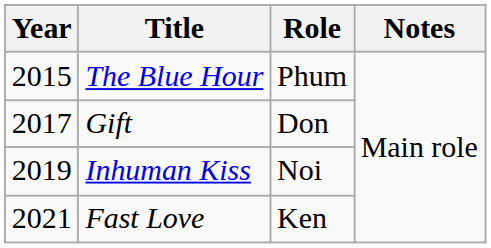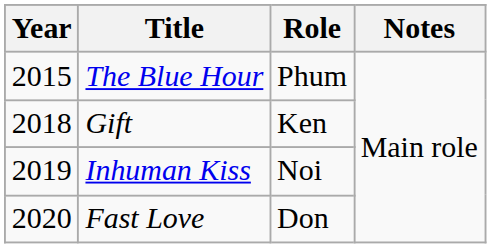(42, 123) 2017 -> (42, 123) 2018
(303, 123) Don -> (302, 123) Ken
(42, 218) 2021 -> (42, 218) 2020
(302, 218) Ken -> (303, 218) Don
